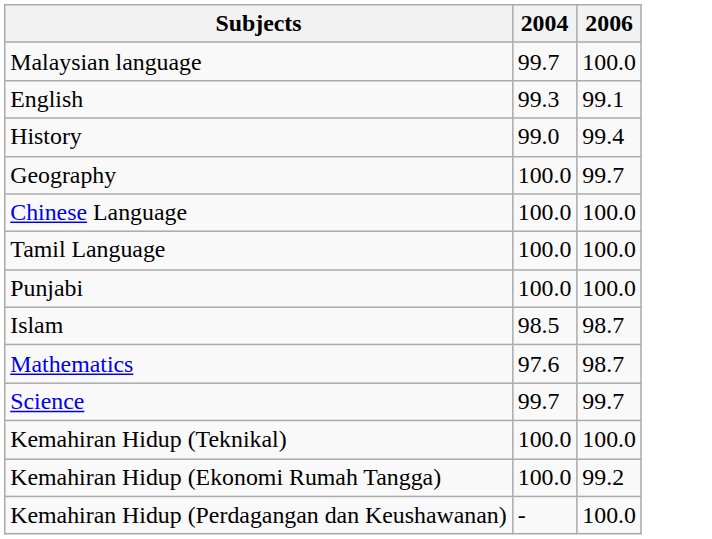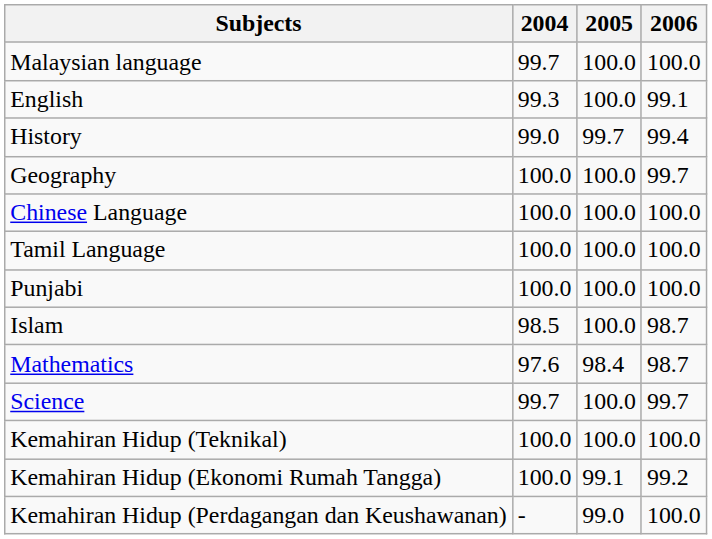+ column: (609, 23)
